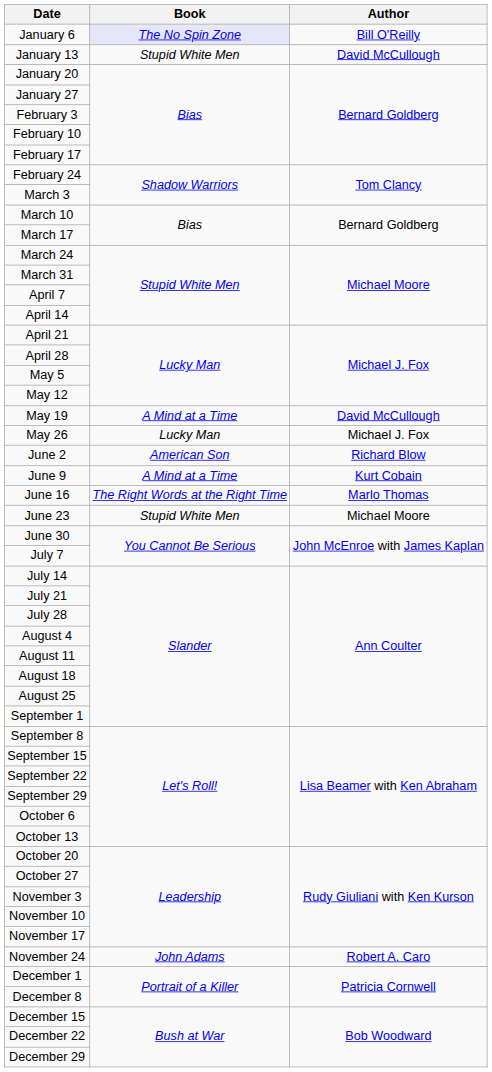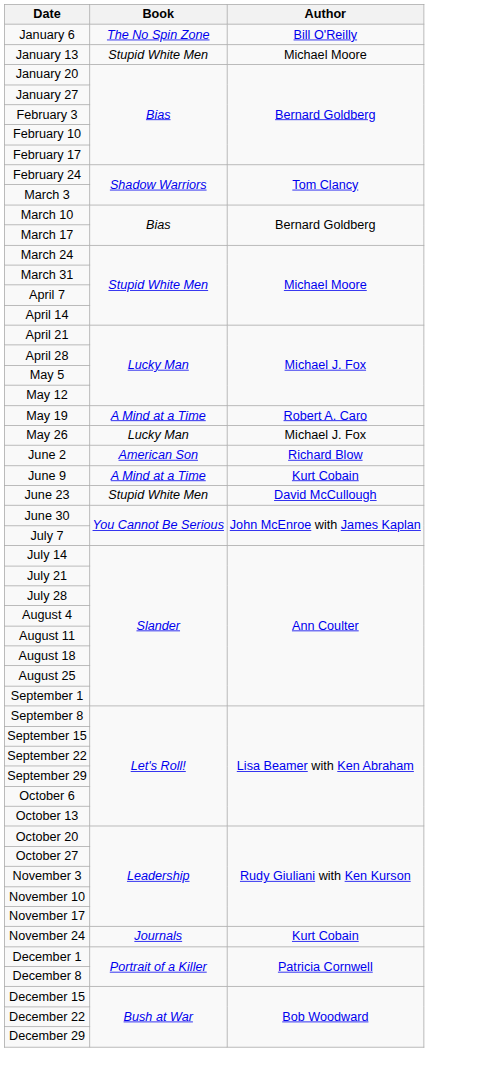(190, 34) lavender background -> (158, 34) no background
(388, 54) David McCullough -> (325, 54) Michael Moore
(388, 415) David McCullough -> (325, 415) Robert A. Caro
- row: (47, 495)
(388, 515) Michael Moore -> (325, 495) David McCullough
(190, 956) John Adams -> (158, 936) Journals
(388, 956) Robert A. Caro -> (325, 936) Kurt Cobain
